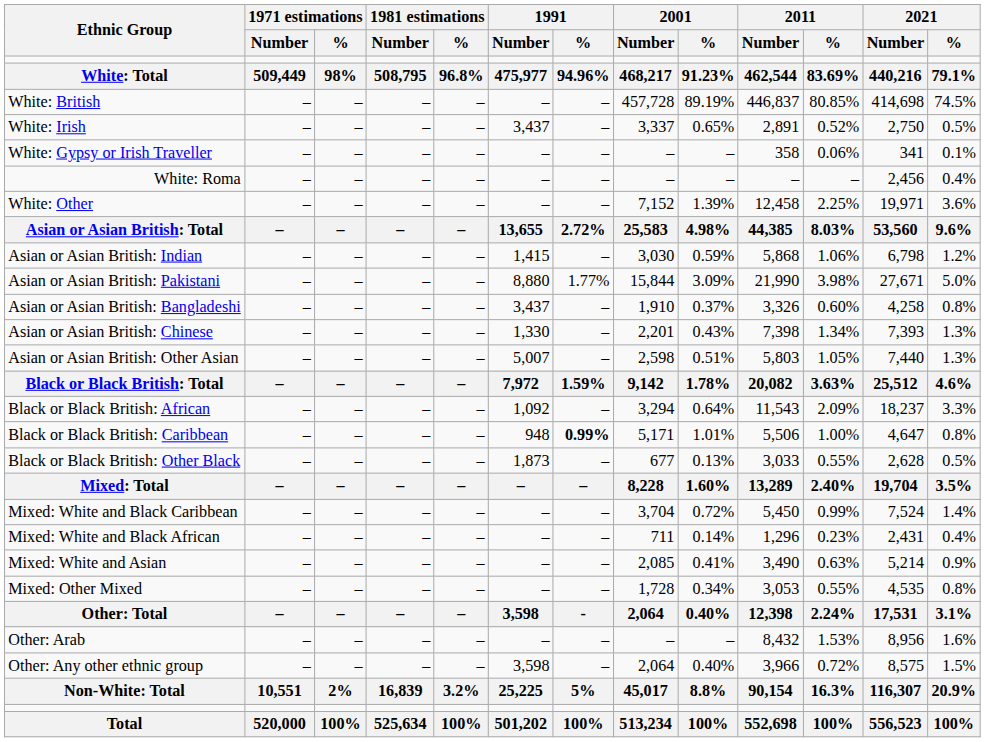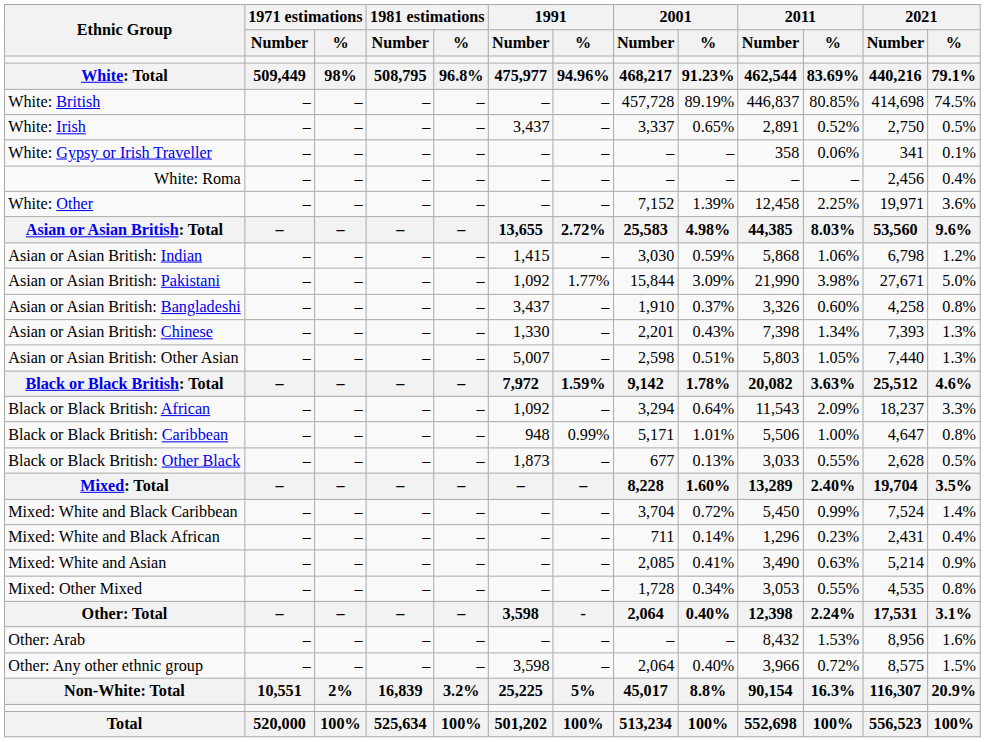(531, 281) 8,880 -> (531, 281) 1,092
(587, 434) bold -> (589, 434) normal
